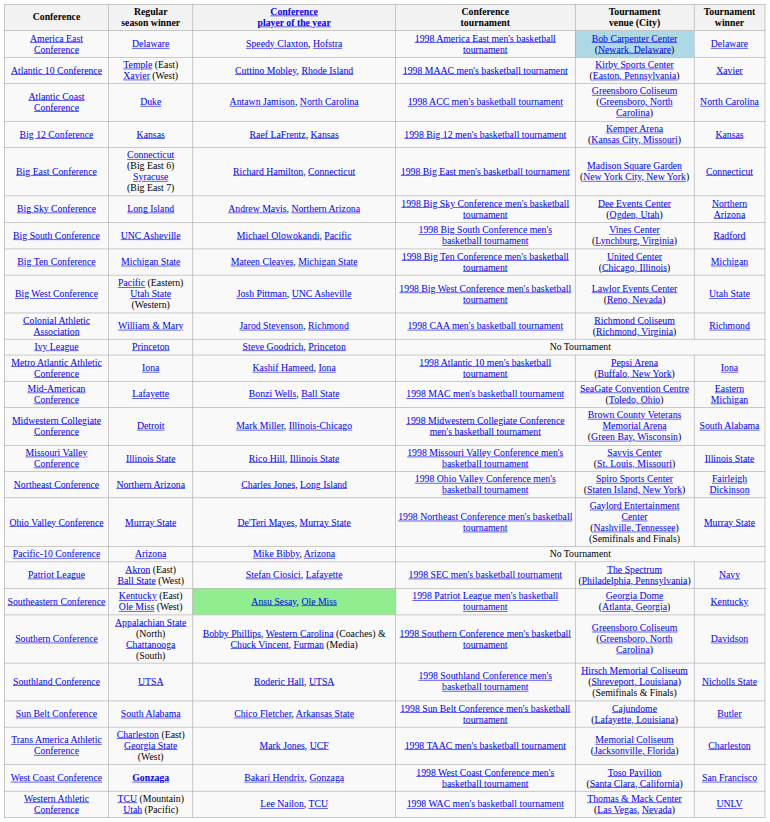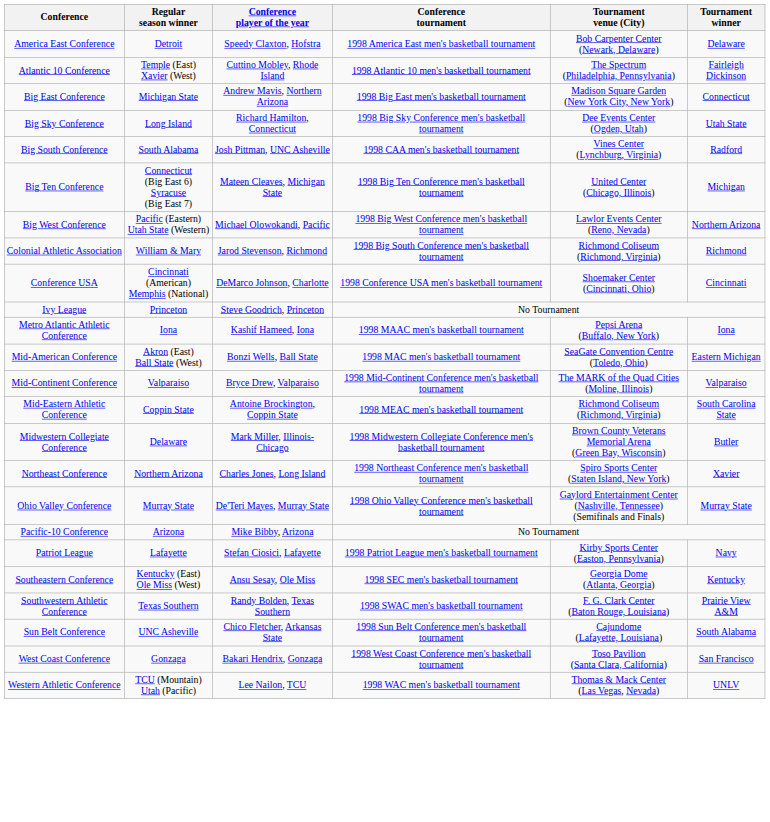(151, 44) Delaware -> (168, 44) Detroit
(635, 44) lightblue background -> (619, 44) no background
(485, 70) 1998 MAAC men's basketball tournament -> (441, 70) 1998 Atlantic 10 men's basketball tournament
(635, 70) Kirby Sports Center (Easton, Pennsylvania) -> (619, 70) The Spectrum (Philadelphia, Pennsylvania)
(729, 70) Xavier -> (726, 70) Fairleigh Dickinson
- row: (56, 102)
- row: (56, 134)
(151, 171) Connecticut (Big East 6) Syracuse (Big East 7) -> (168, 97) Michigan State
(294, 171) Richard Hamilton, Connecticut -> (272, 97) Andrew Mavis, Northern Arizona
(294, 209) Andrew Mavis, Northern Arizona -> (272, 123) Richard Hamilton, Connecticut
(730, 209) Northern Arizona -> (726, 123) Utah State
(151, 235) UNC Asheville -> (168, 150) South Alabama
(294, 235) Michael Olowokandi, Pacific -> (272, 150) Josh Pittman, UNC Asheville
(485, 235) 1998 Big South Conference men's basketball tournament -> (441, 150) 1998 CAA men's basketball tournament
(151, 262) Michigan State -> (168, 187) Connecticut (Big East 6) Syracuse (Big East 7)
(294, 294) Josh Pittman, UNC Asheville -> (272, 224) Michael Olowokandi, Pacific
(729, 294) Utah State -> (726, 224) Northern Arizona
(485, 326) 1998 CAA men's basketball tournament -> (441, 251) 1998 Big South Conference men's basketball tournament
+ row: (64, 283)
(485, 368) 1998 Atlantic 10 men's basketball tournament -> (441, 330) 1998 MAAC men's basketball tournament
(151, 394) Lafayette -> (168, 357) Akron (East) Ball State (West)
+ row: (64, 383)
+ row: (64, 410)
(151, 426) Detroit -> (168, 442) Delaware
(729, 426) South Alabama -> (726, 442) Butler
- row: (56, 458)
(485, 484) 1998 Ohio Valley Conference men's basketball tournament -> (441, 474) 1998 Northeast Conference men's basketball tournament
(729, 484) Fairleigh Dickinson -> (726, 474) Xavier
(485, 522) 1998 Northeast Conference men's basketball tournament -> (441, 505) 1998 Ohio Valley Conference men's basketball tournament
(151, 575) Akron (East) Ball State (West) -> (168, 553) Lafayette
(485, 575) 1998 SEC men's basketball tournament -> (441, 553) 1998 Patriot League men's basketball tournament
(635, 575) The Spectrum (Philadelphia, Pennsylvania) -> (619, 553) Kirby Sports Center (Easton, Pennsylvania)
(294, 601) lightgreen background -> (272, 579) no background
(485, 601) 1998 Patriot League men's basketball tournament -> (441, 579) 1998 SEC men's basketball tournament
- row: (56, 639)
- row: (56, 682)
+ row: (64, 606)
(151, 714) South Alabama -> (168, 632) UNC Asheville
(729, 714) Butler -> (726, 632) South Alabama
- row: (56, 746)
(151, 778) bold -> (168, 659) normal
